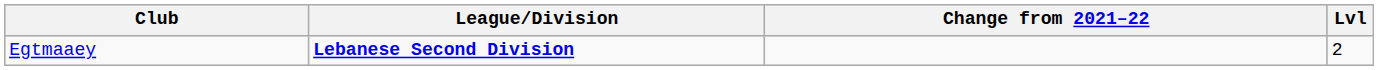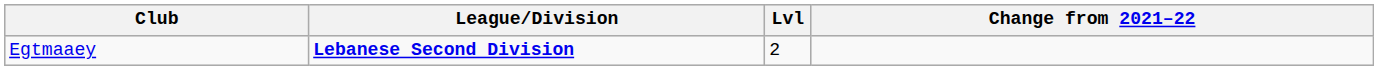columns swapped: (1350, 20) <-> (1046, 20)
